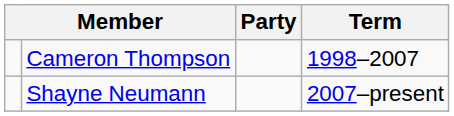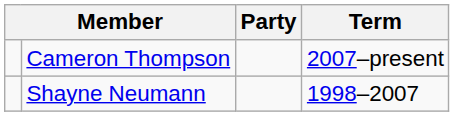(363, 57) 1998–2007 -> (375, 57) 2007–present
(375, 93) 2007–present -> (363, 93) 1998–2007
